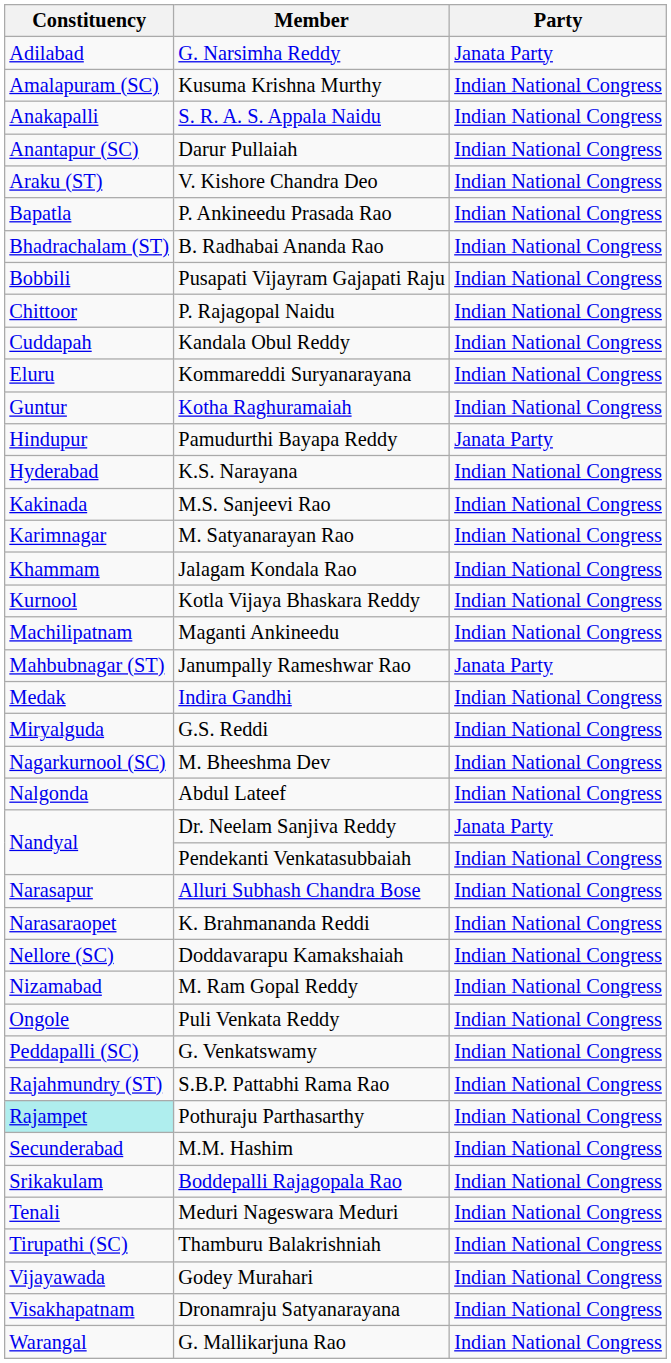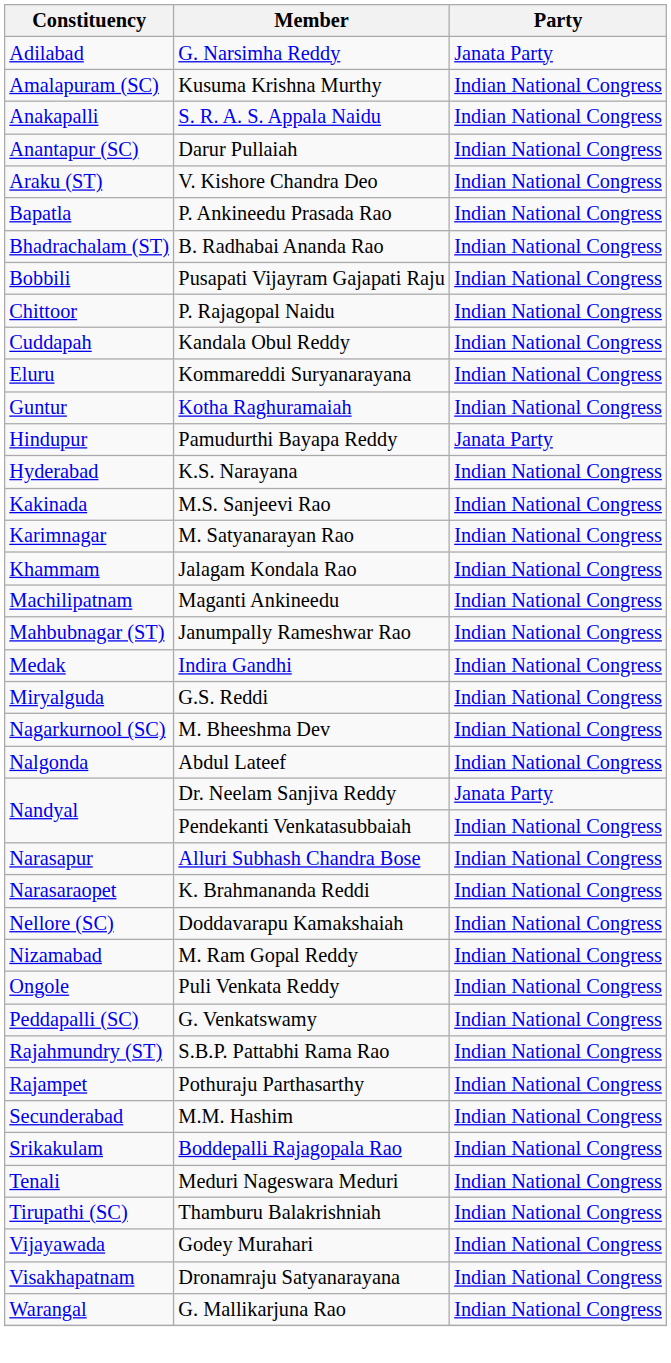- row: (299, 600)
(504, 665) Janata Party -> (558, 632) Indian National Congress
(48, 1116) paleturquoise background -> (48, 1084) no background
